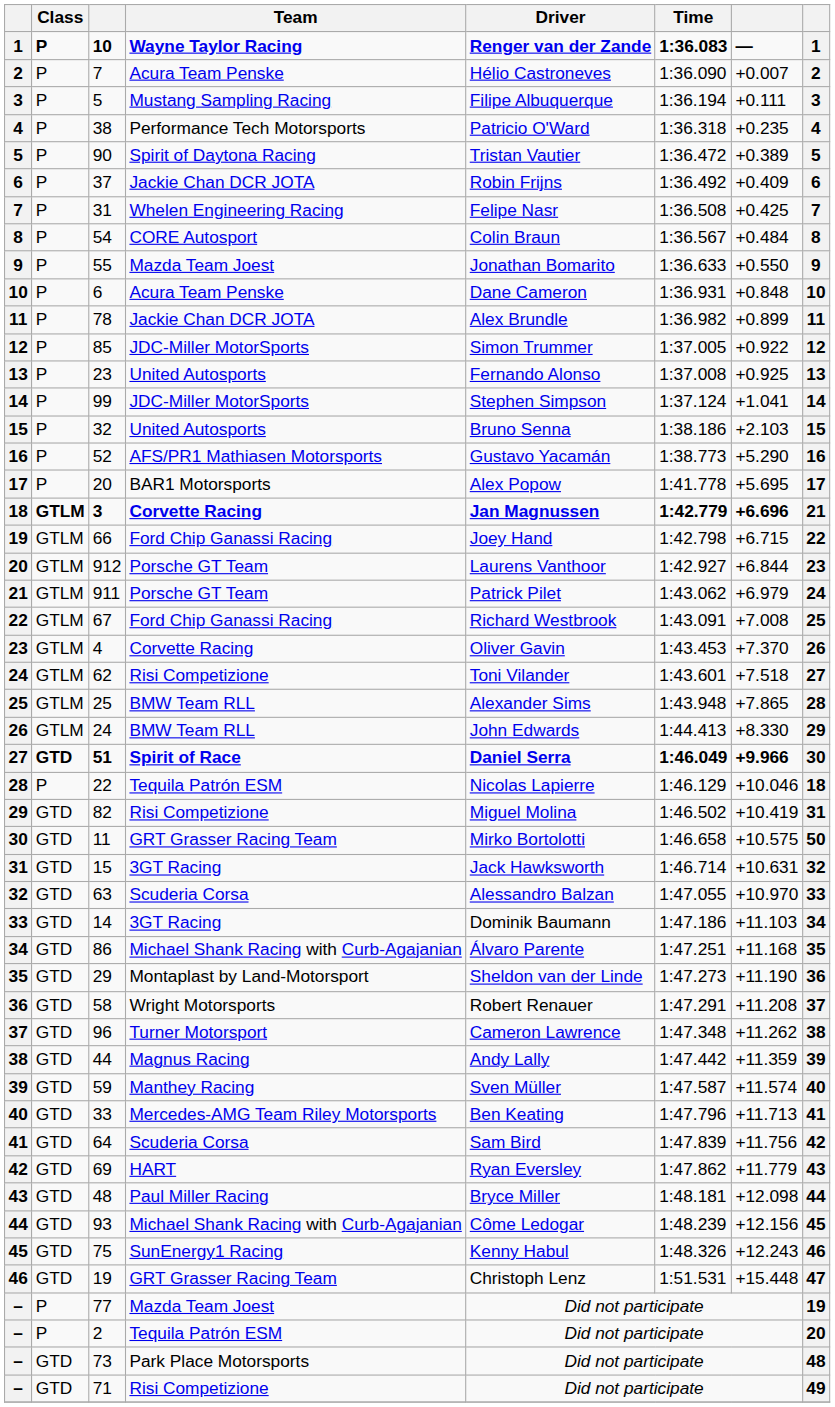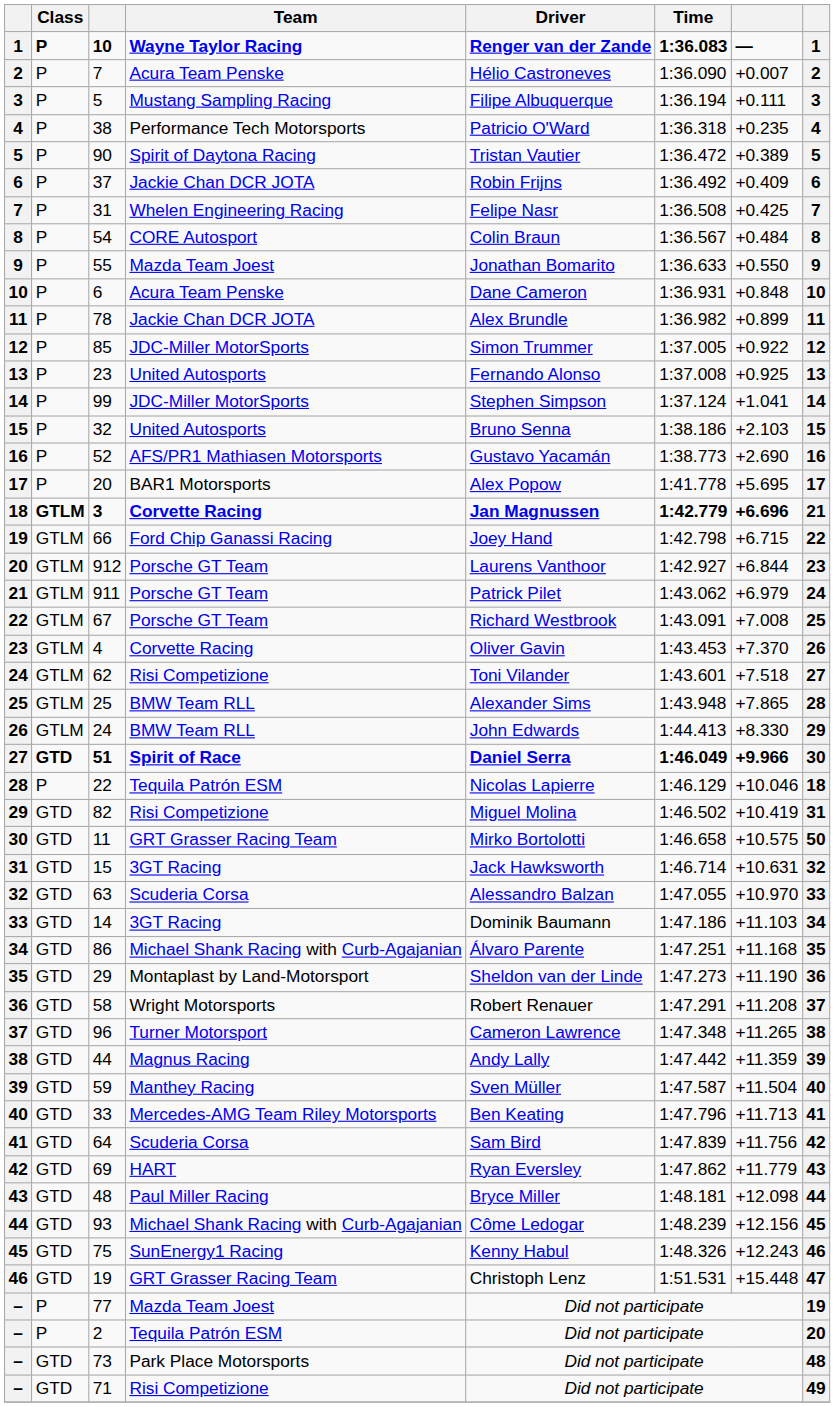(762, 456) +5.290 -> (762, 456) +2.690
(231, 621) Ford Chip Ganassi Racing -> (199, 621) Porsche GT Team
(766, 1032) +11.262 -> (766, 1032) +11.265
(766, 1086) +11.574 -> (766, 1086) +11.504
